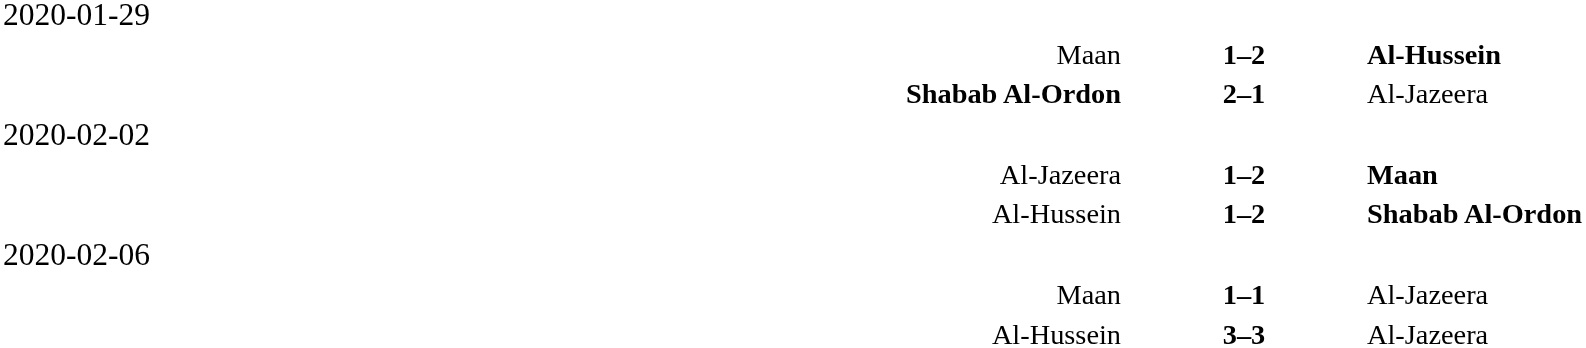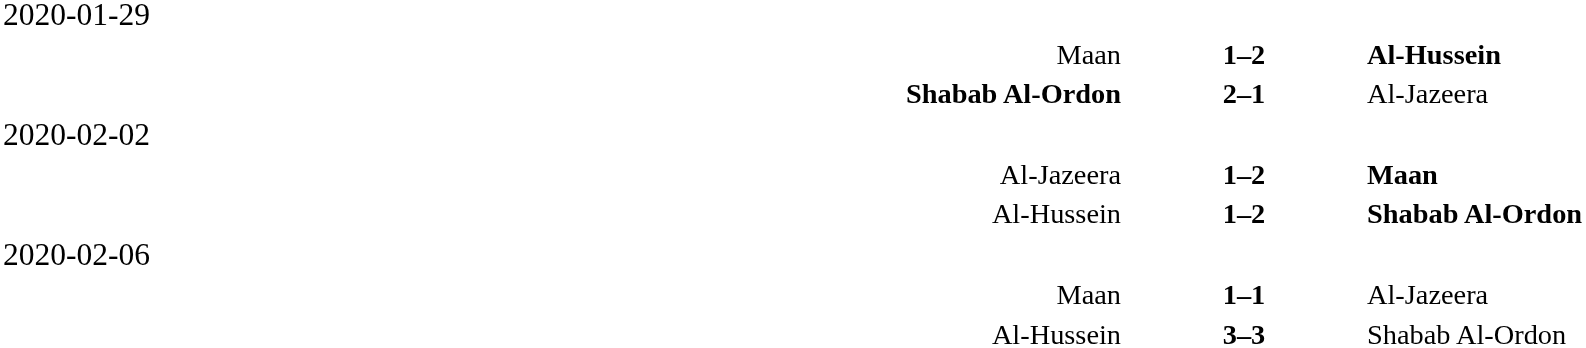(1428, 334) Al-Jazeera -> (1467, 334) Shabab Al-Ordon
